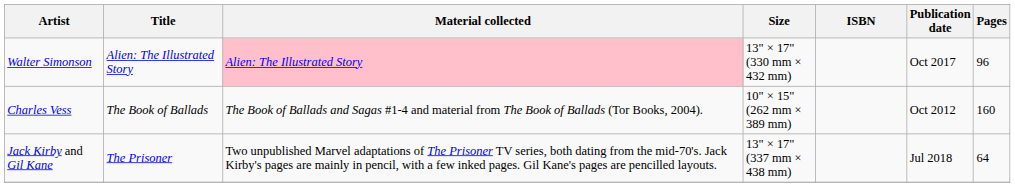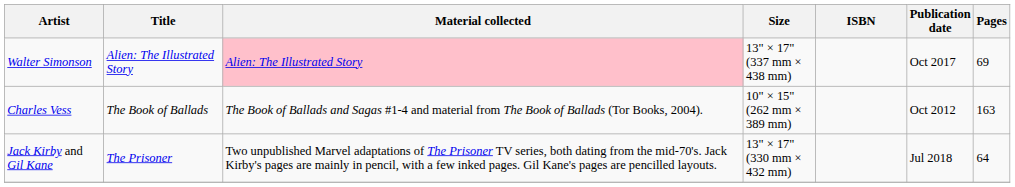(774, 62) 13" × 17" (330 mm × 432 mm) -> (774, 62) 13" × 17" (337 mm × 438 mm)
(983, 62) 96 -> (983, 62) 69
(986, 110) 160 -> (986, 110) 163
(774, 158) 13" × 17" (337 mm × 438 mm) -> (774, 158) 13" × 17" (330 mm × 432 mm)
